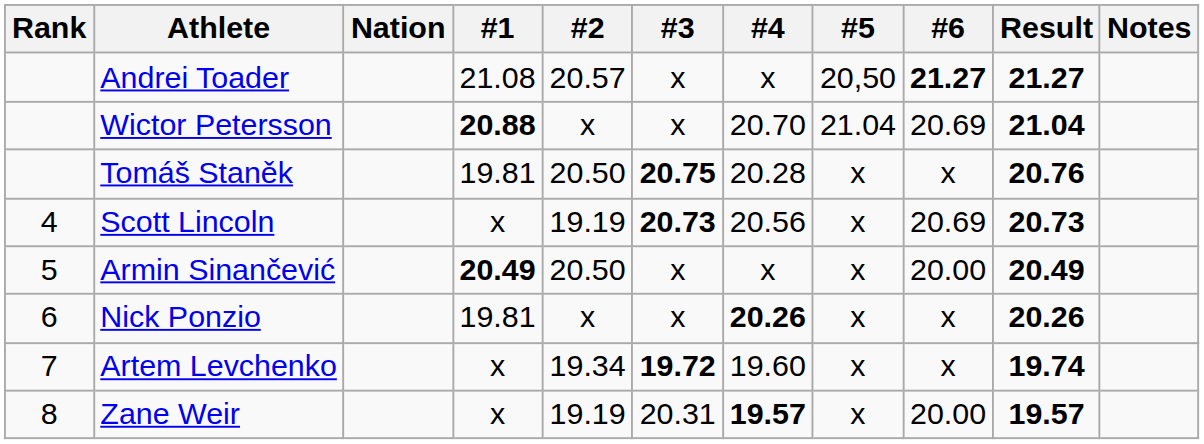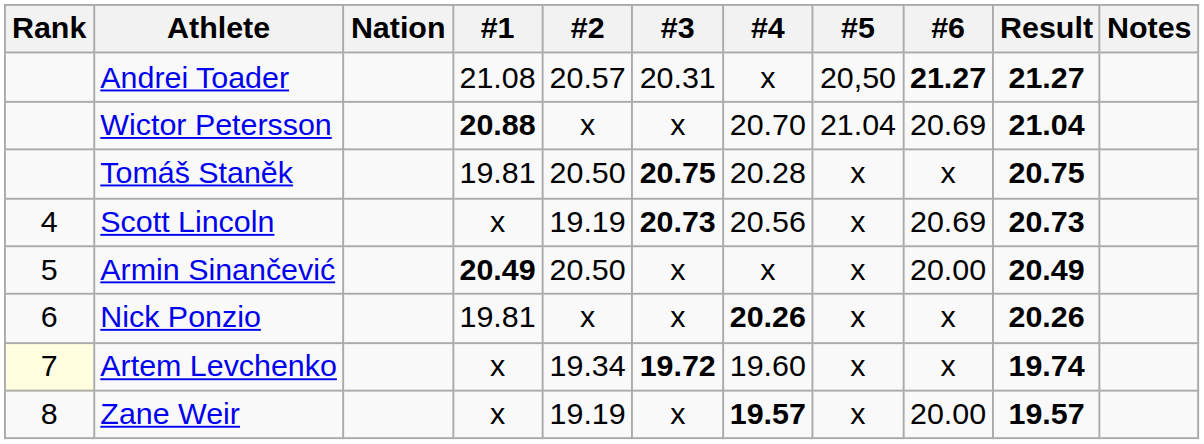(678, 76) x -> (678, 76) 20.31
(1047, 173) 20.76 -> (1047, 173) 20.75
(49, 366) no background -> (49, 366) lightyellow background
(678, 414) 20.31 -> (678, 414) x
